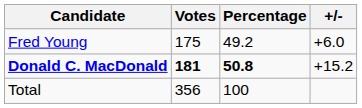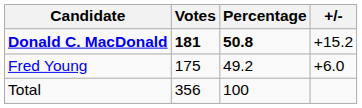rows swapped: (88, 66) <-> (48, 41)
